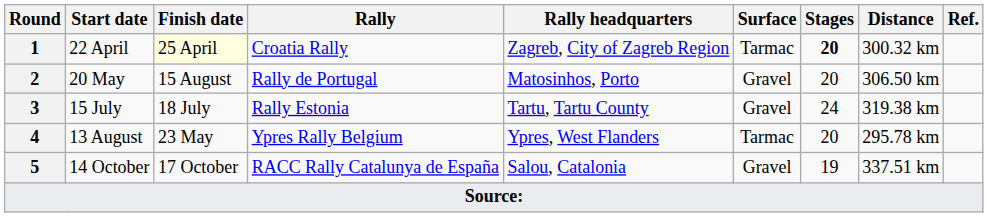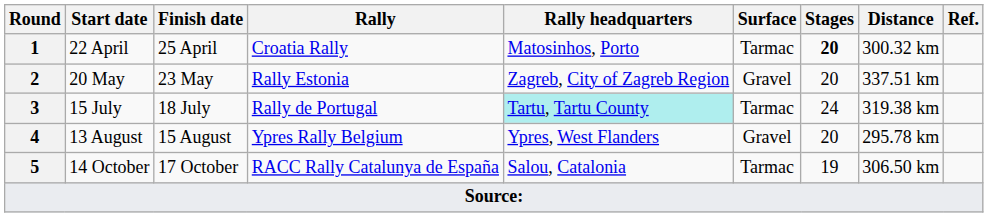(188, 48) lightyellow background -> (188, 48) no background
(618, 48) Zagreb, City of Zagreb Region -> (573, 48) Matosinhos, Porto
(195, 78) 15 August -> (186, 78) 23 May
(315, 78) Rally de Portugal -> (300, 78) Rally Estonia
(573, 78) Matosinhos, Porto -> (618, 78) Zagreb, City of Zagreb Region
(901, 78) 306.50 km -> (901, 78) 337.51 km
(300, 107) Rally Estonia -> (315, 107) Rally de Portugal
(578, 107) no background -> (578, 107) paleturquoise background
(767, 107) Gravel -> (767, 107) Tarmac
(186, 137) 23 May -> (195, 137) 15 August
(767, 137) Tarmac -> (767, 137) Gravel
(767, 166) Gravel -> (767, 166) Tarmac
(901, 166) 337.51 km -> (901, 166) 306.50 km
